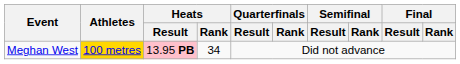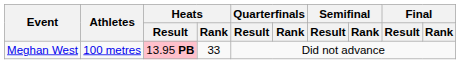(112, 50) gold background -> (112, 50) no background
(214, 50) 34 -> (214, 50) 33
